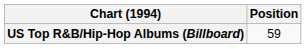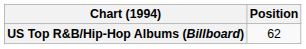(274, 33) 59 -> (274, 33) 62
